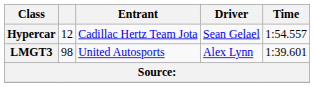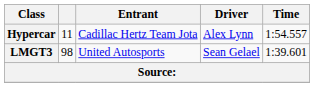(67, 34) 12 -> (67, 34) 11
(231, 34) Sean Gelael -> (228, 34) Alex Lynn
(228, 53) Alex Lynn -> (231, 53) Sean Gelael
